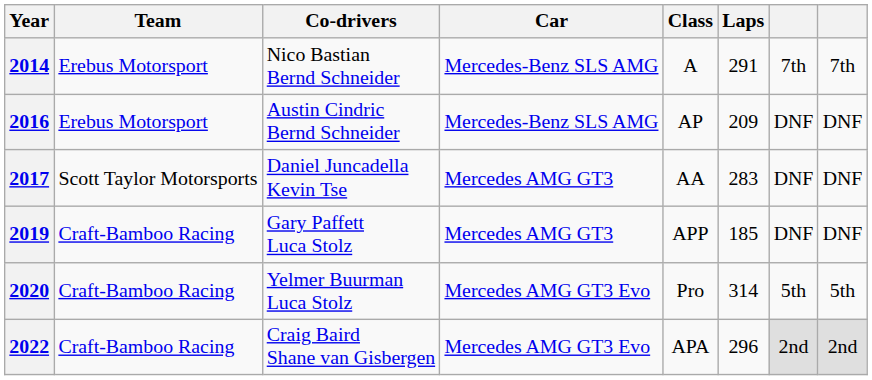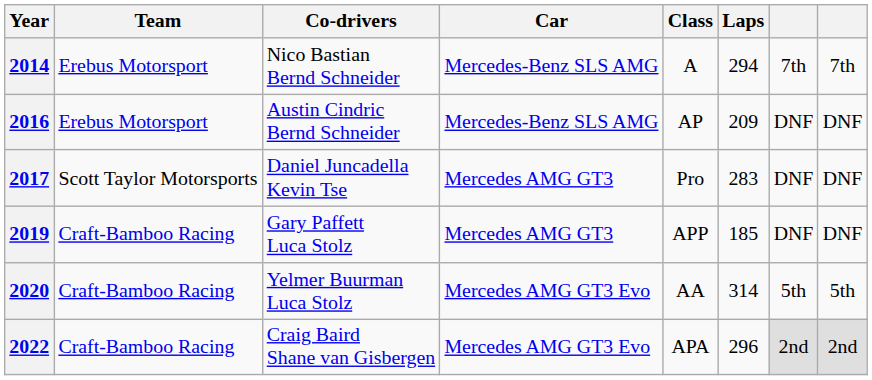(743, 65) 291 -> (743, 65) 294
(690, 178) AA -> (690, 178) Pro
(690, 290) Pro -> (690, 290) AA
